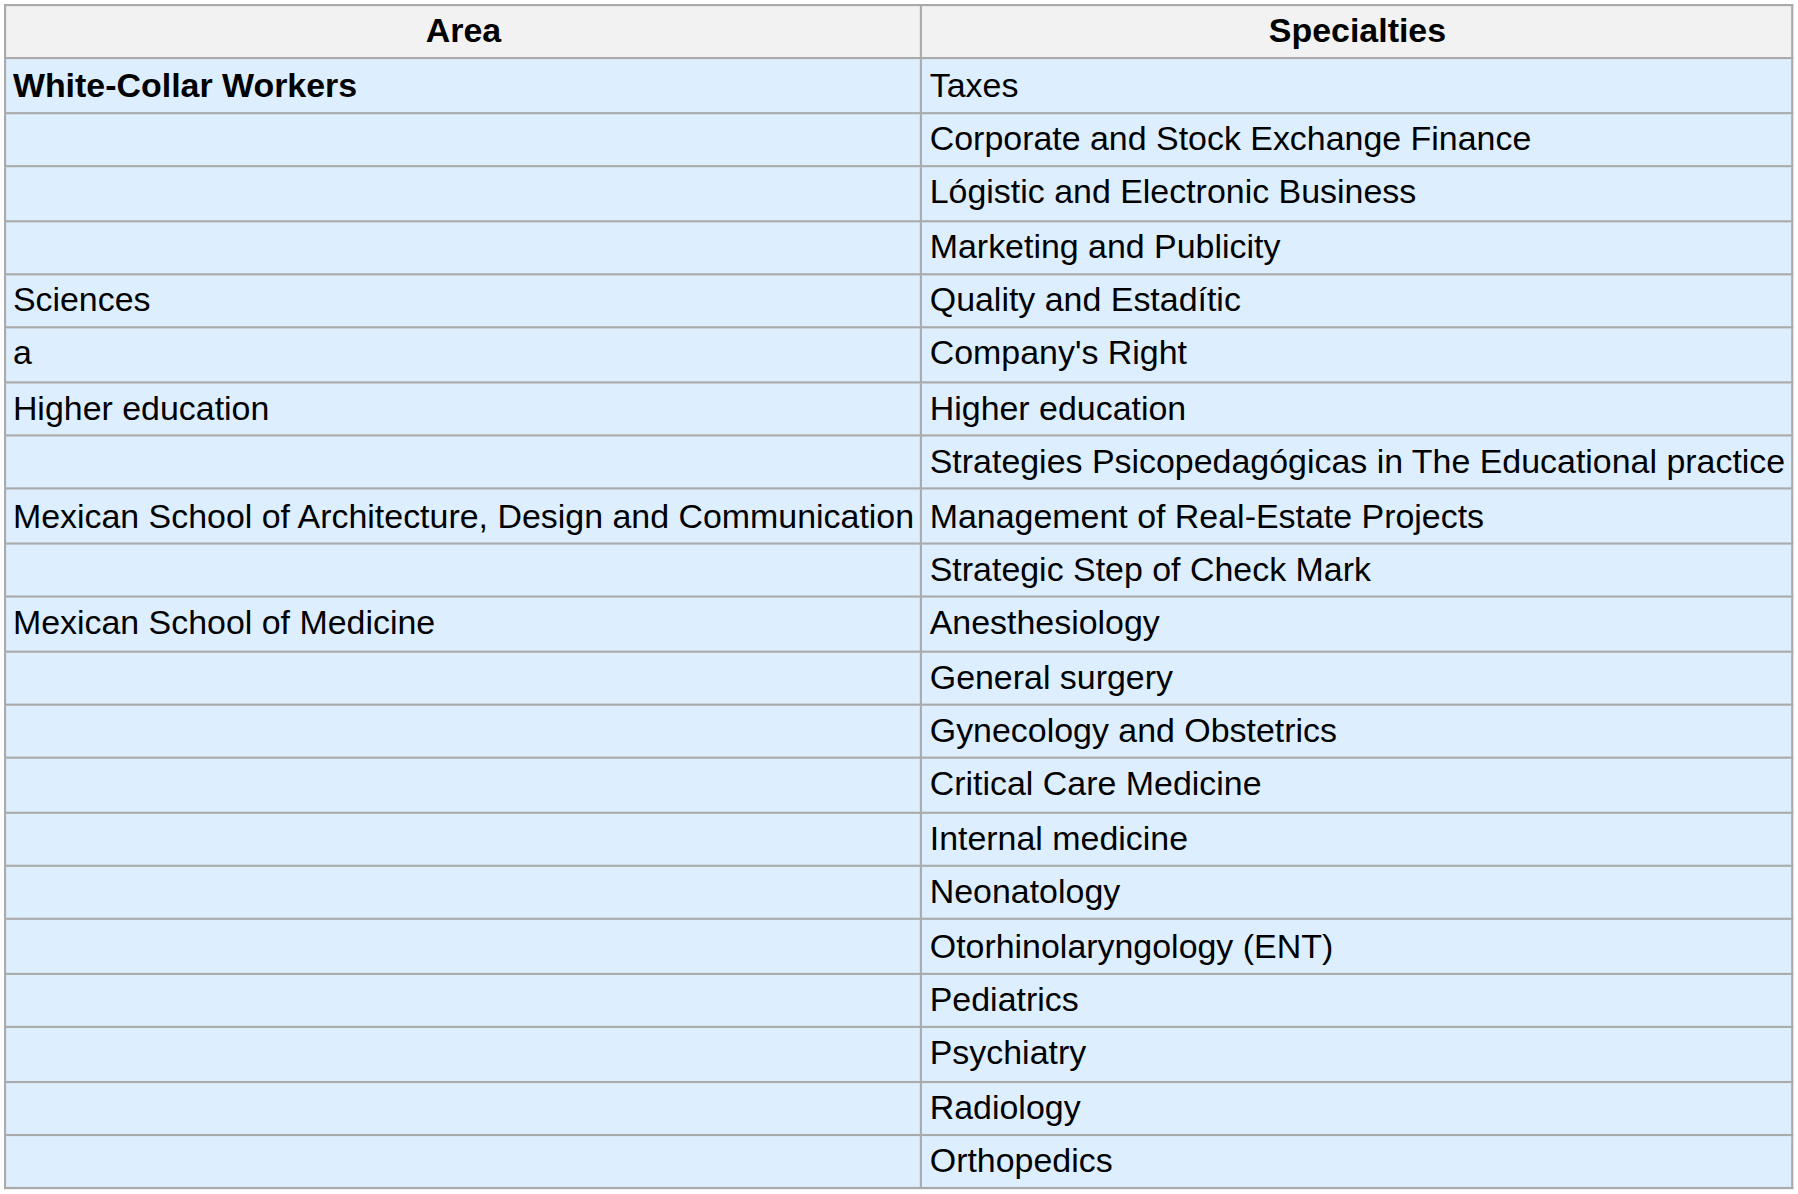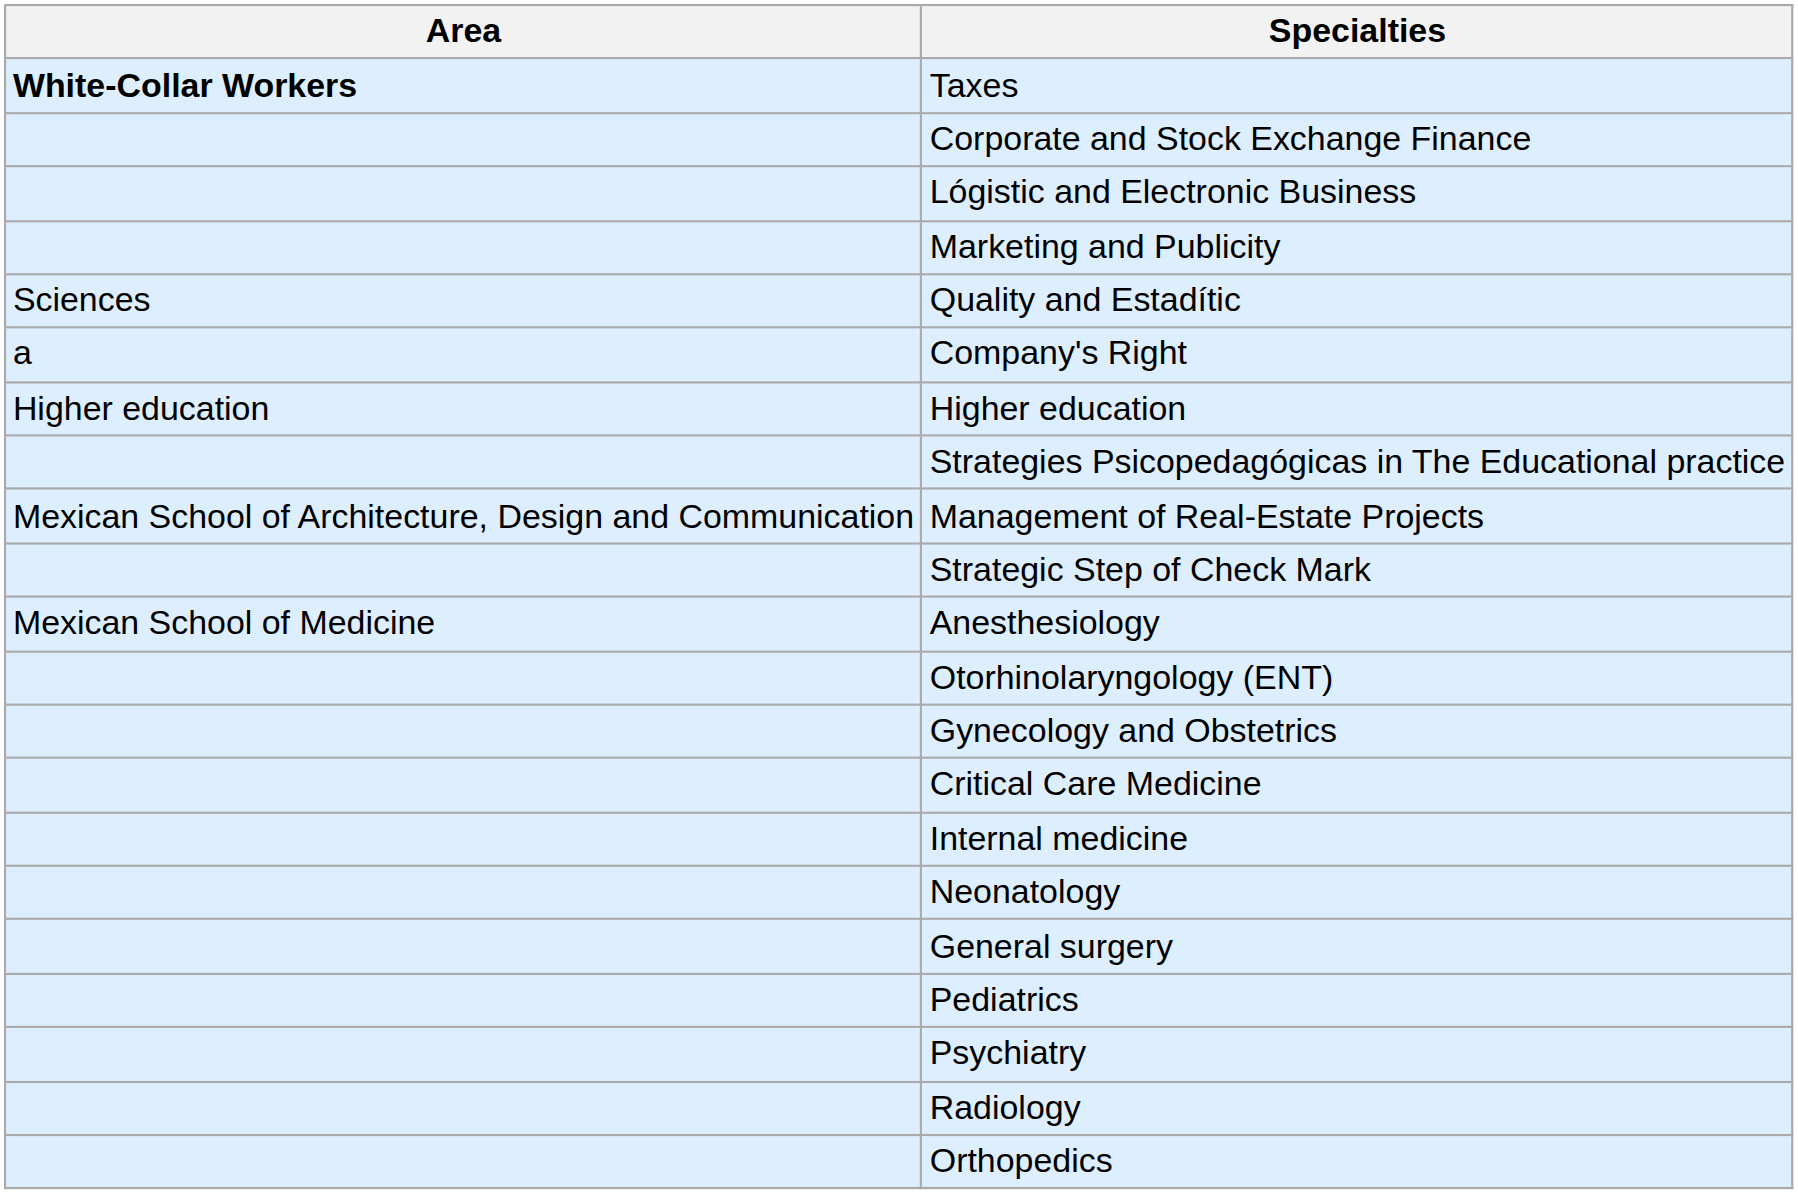rows swapped: (1051, 676) <-> (1131, 945)
